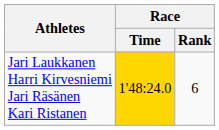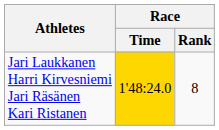(195, 88) 6 -> (195, 88) 8
